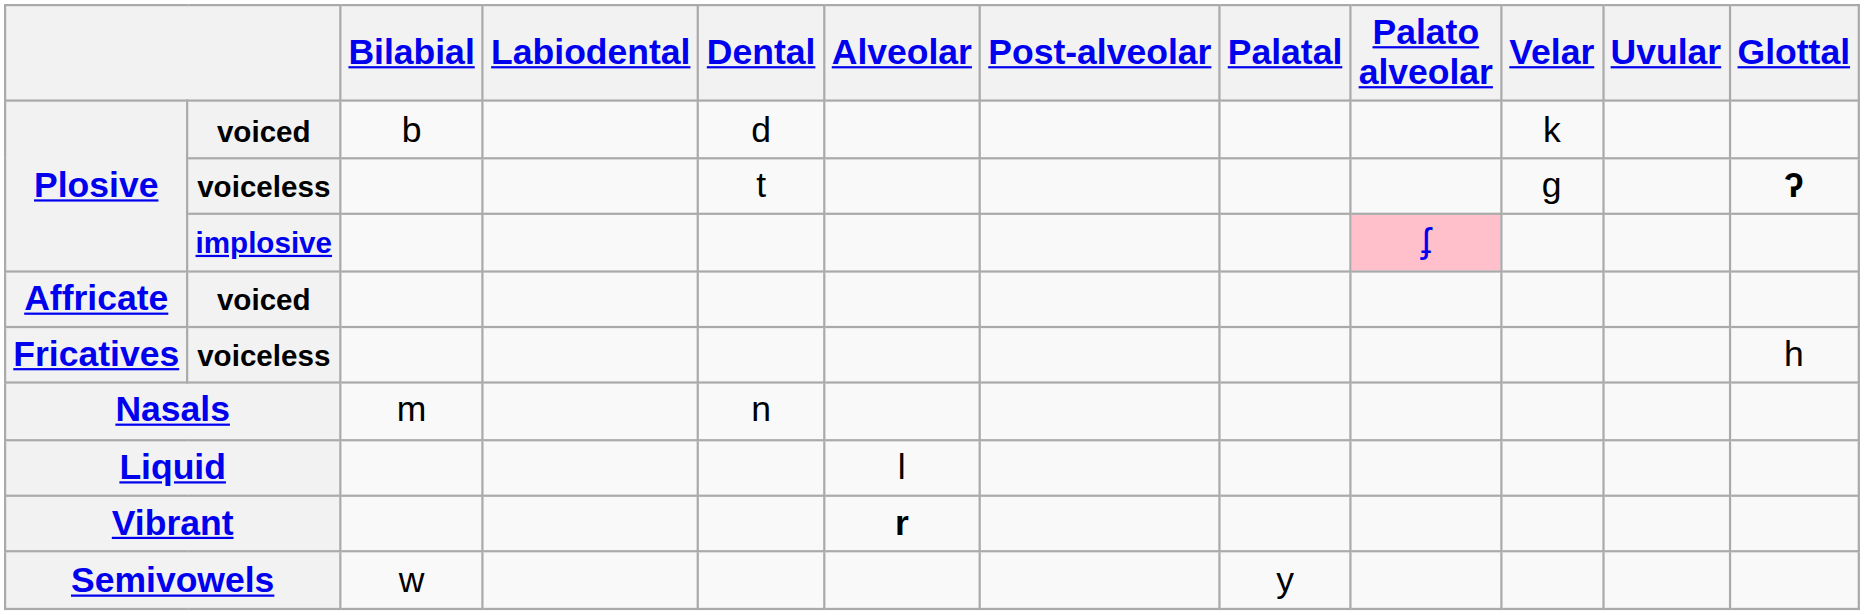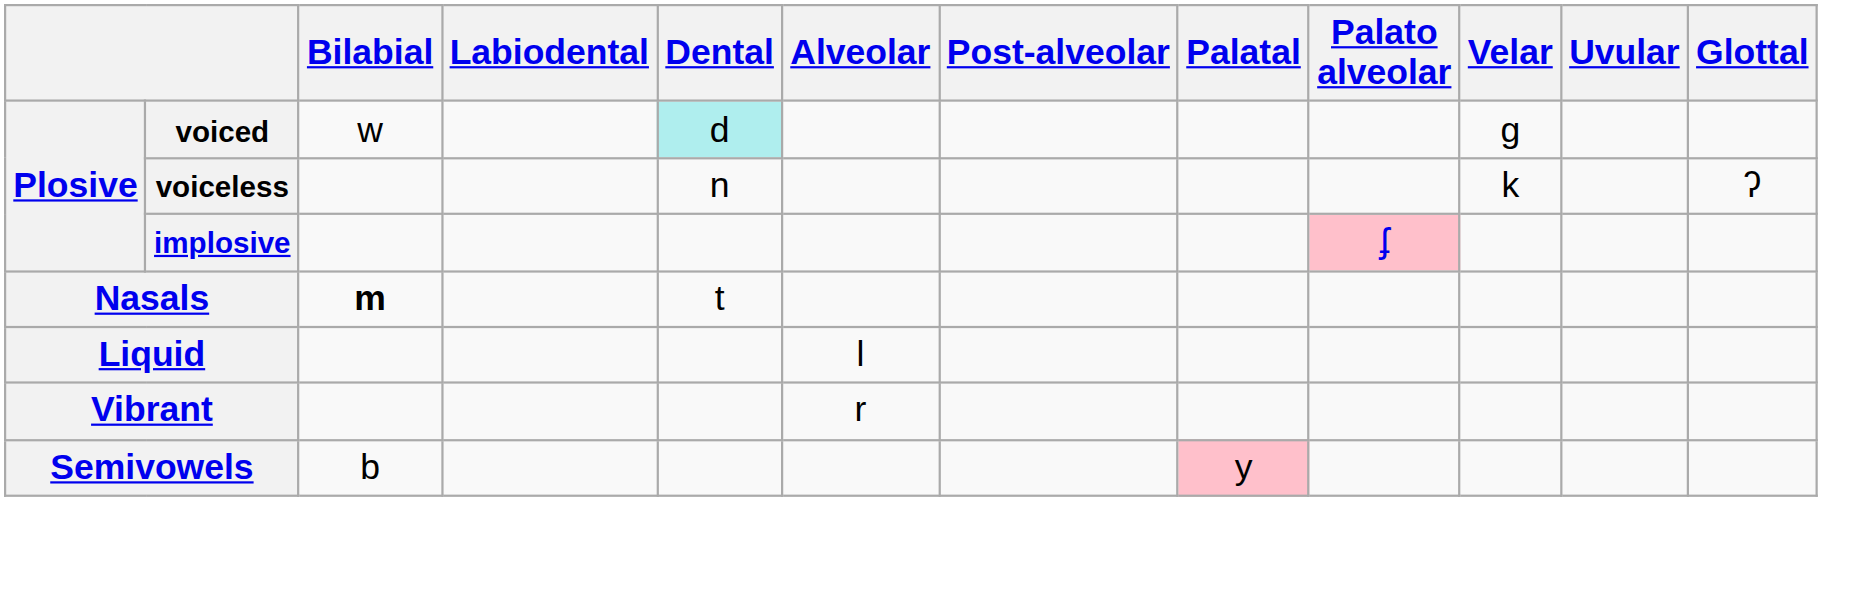(412, 128) b -> (370, 128) w
(761, 128) no background -> (720, 128) paleturquoise background
(1552, 128) k -> (1510, 128) g
(761, 185) t -> (720, 185) n
(1552, 185) g -> (1510, 185) k
(1794, 185) bold -> (1752, 185) normal
- row: (96, 297)
- row: (96, 354)
(412, 410) normal -> (370, 297) bold
(761, 410) n -> (720, 297) t
(902, 523) bold -> (860, 410) normal
(412, 579) w -> (370, 466) b
(1285, 579) no background -> (1244, 466) pink background
